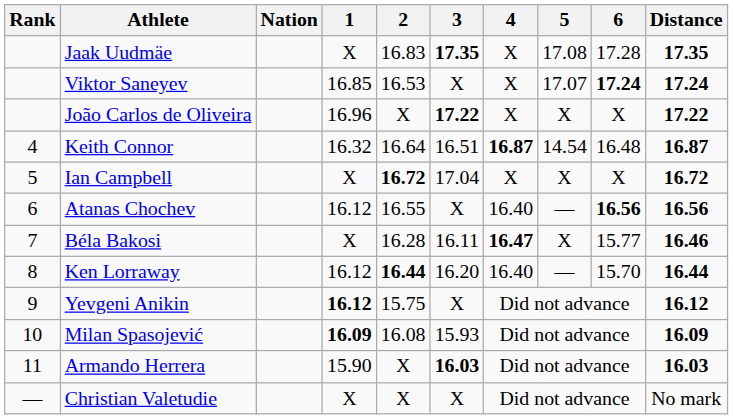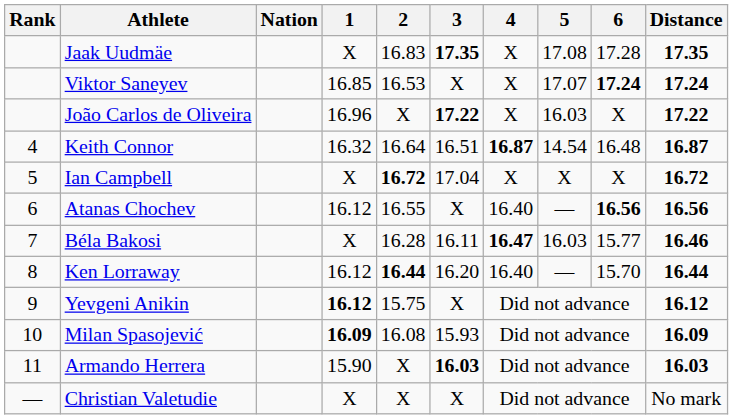(565, 114) X -> (565, 114) 16.03
(565, 240) X -> (565, 240) 16.03
